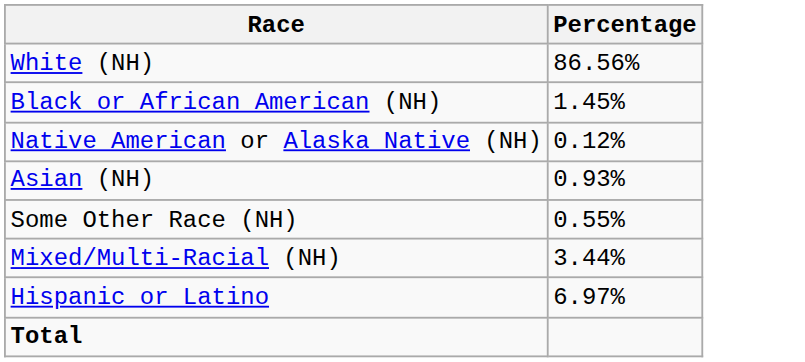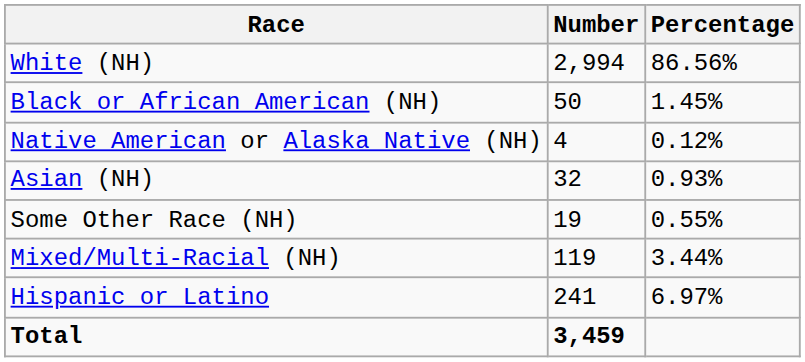+ column: (596, 24)
